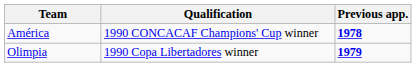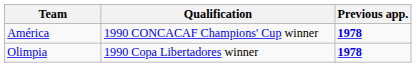(350, 52) 1979 -> (350, 52) 1978
